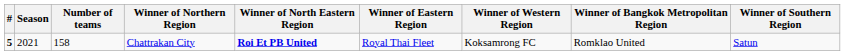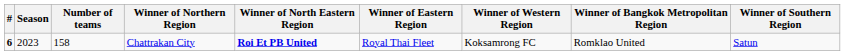(9, 42) 5 -> (9, 42) 6
(28, 42) 2021 -> (28, 42) 2023
